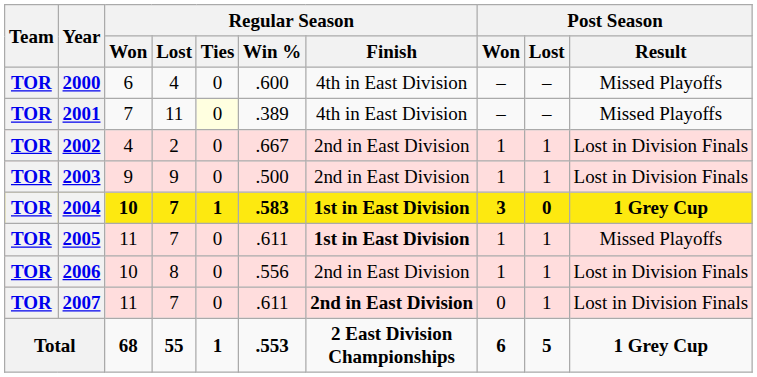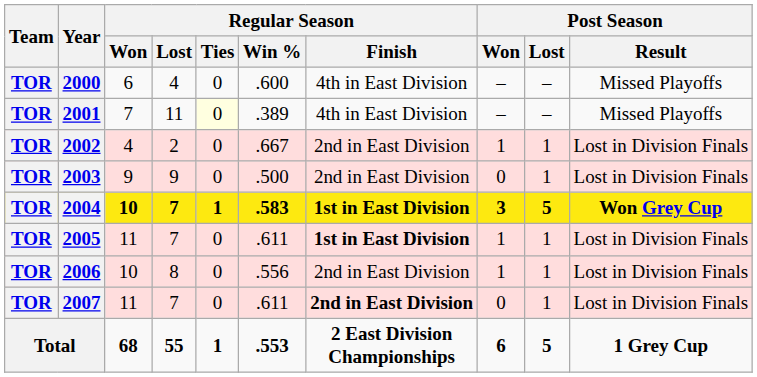(501, 176) 1 -> (501, 176) 0
(547, 208) 0 -> (547, 208) 5
(661, 208) 1 Grey Cup -> (661, 208) Won Grey Cup
(661, 239) Missed Playoffs -> (661, 239) Lost in Division Finals
